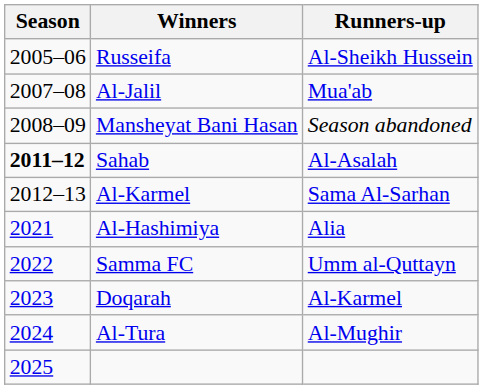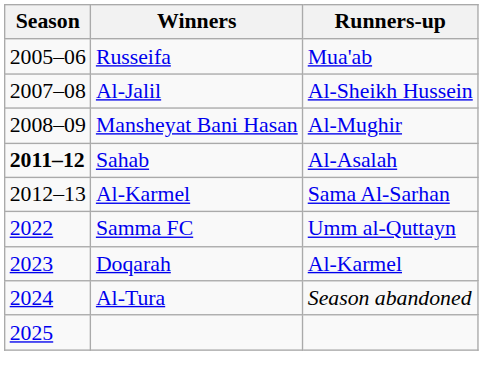(390, 56) Al-Sheikh Hussein -> (340, 56) Mua'ab
(340, 90) Mua'ab -> (390, 90) Al-Sheikh Hussein
(390, 125) Season abandoned -> (355, 125) Al-Mughir
- row: (158, 228)
(355, 332) Al-Mughir -> (390, 297) Season abandoned
